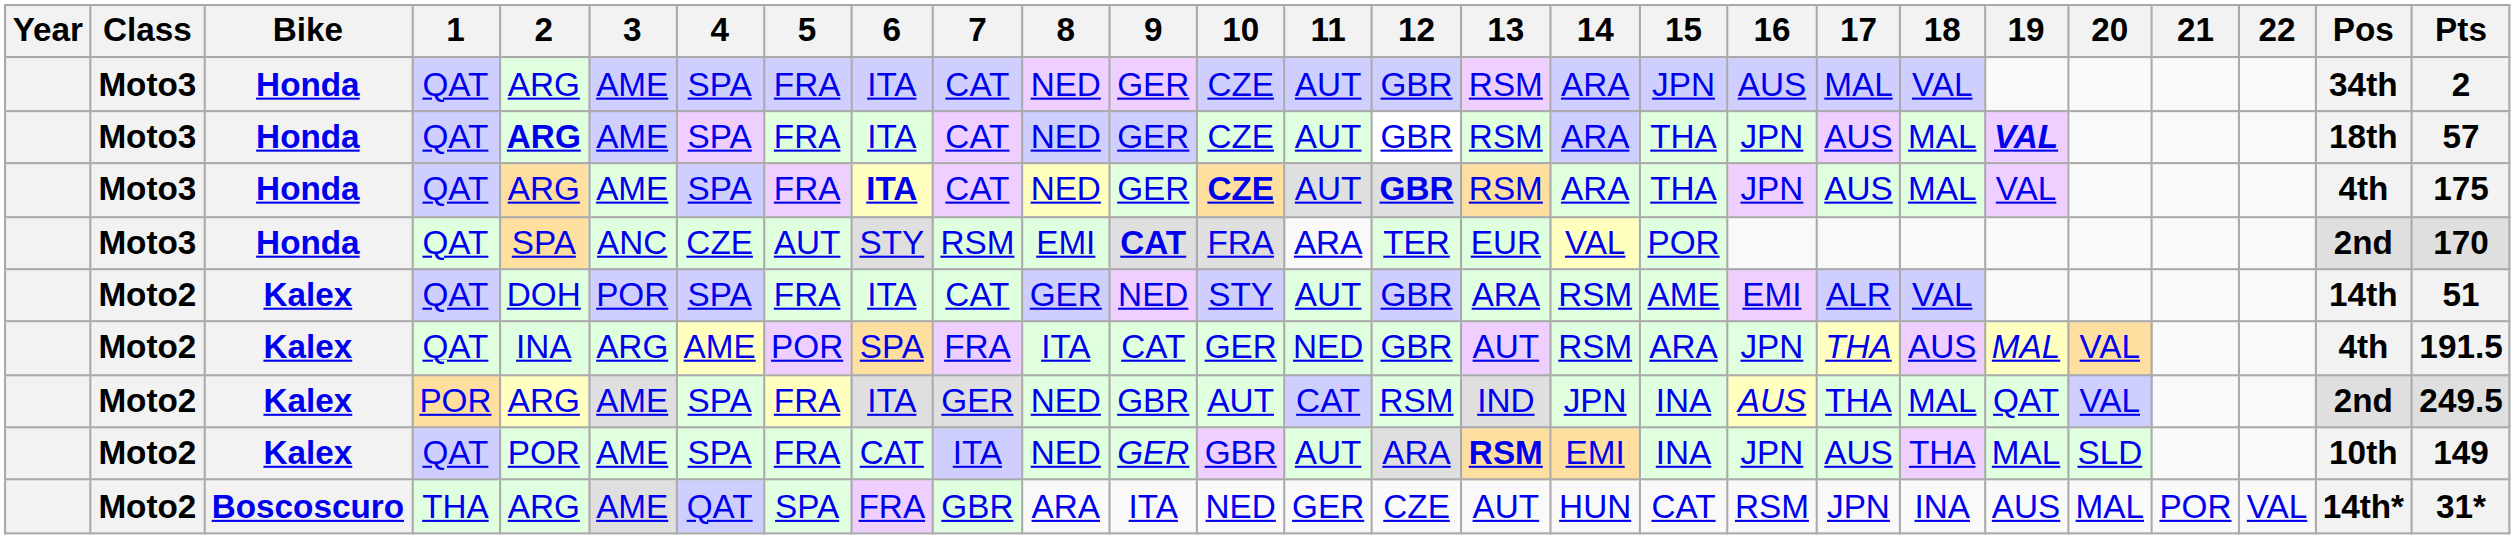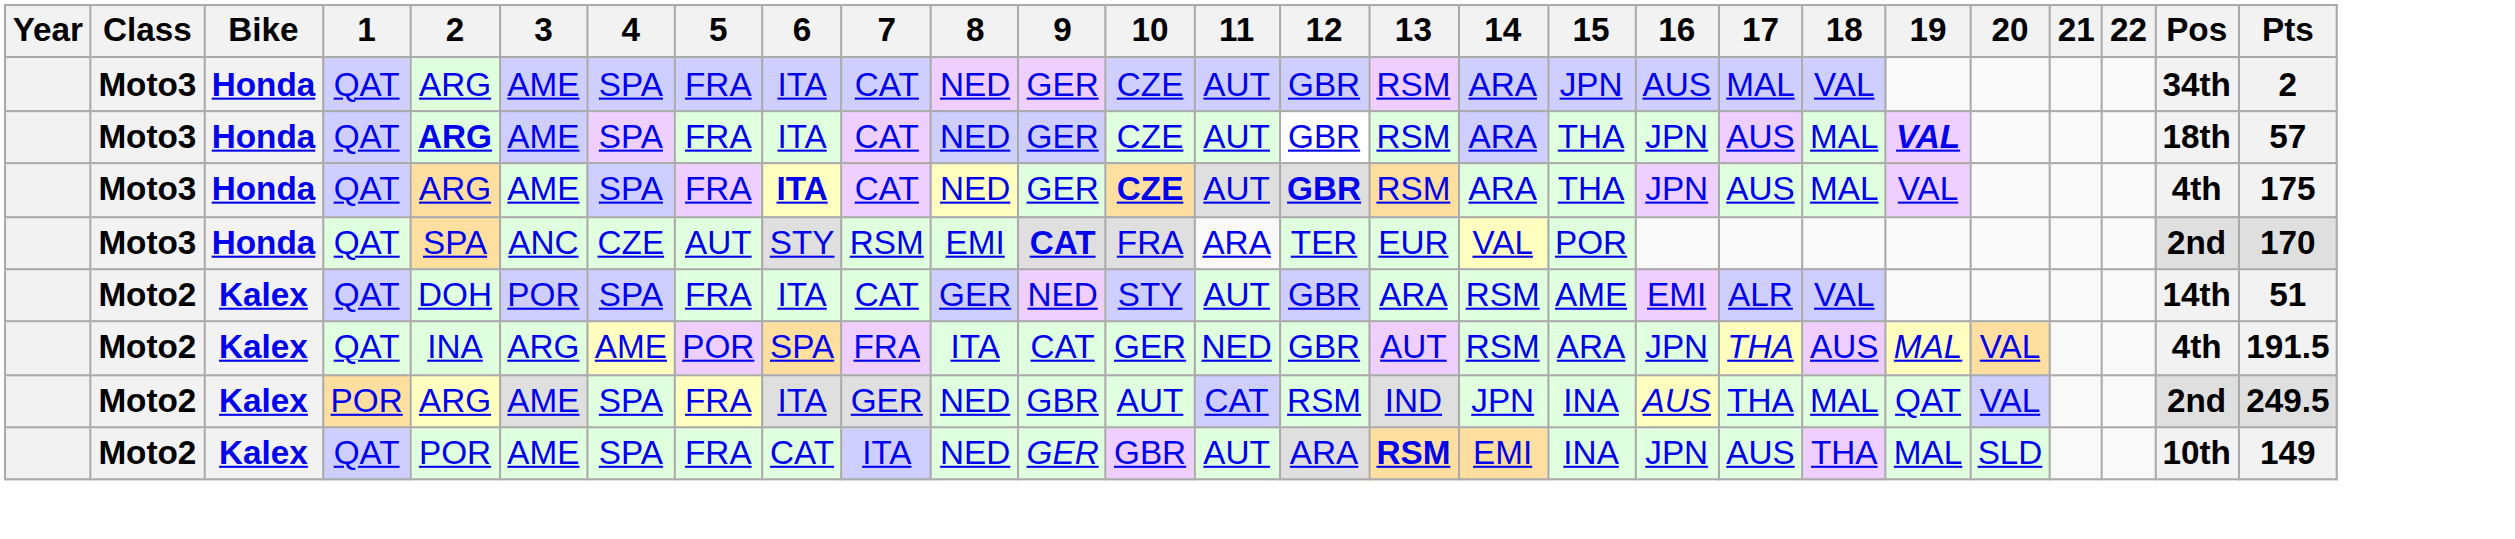- row: (308, 505)
